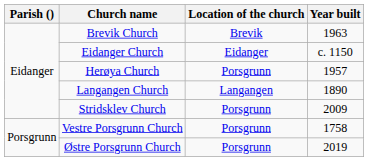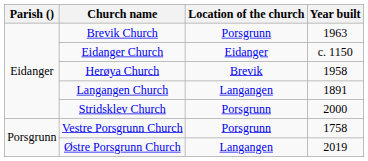(246, 33) Brevik -> (246, 33) Porsgrunn
(246, 71) Porsgrunn -> (246, 71) Brevik
(335, 71) 1957 -> (335, 71) 1958
(335, 90) 1890 -> (335, 90) 1891
(335, 109) 2009 -> (335, 109) 2000
(246, 147) Porsgrunn -> (246, 147) Langangen
